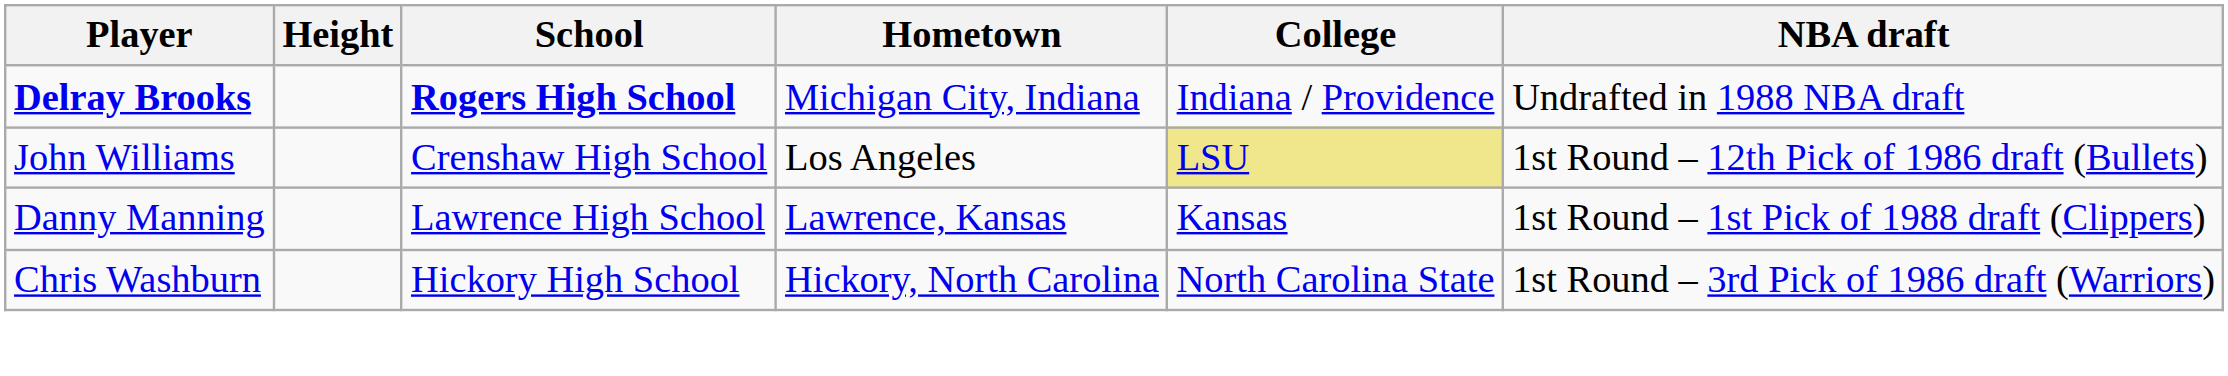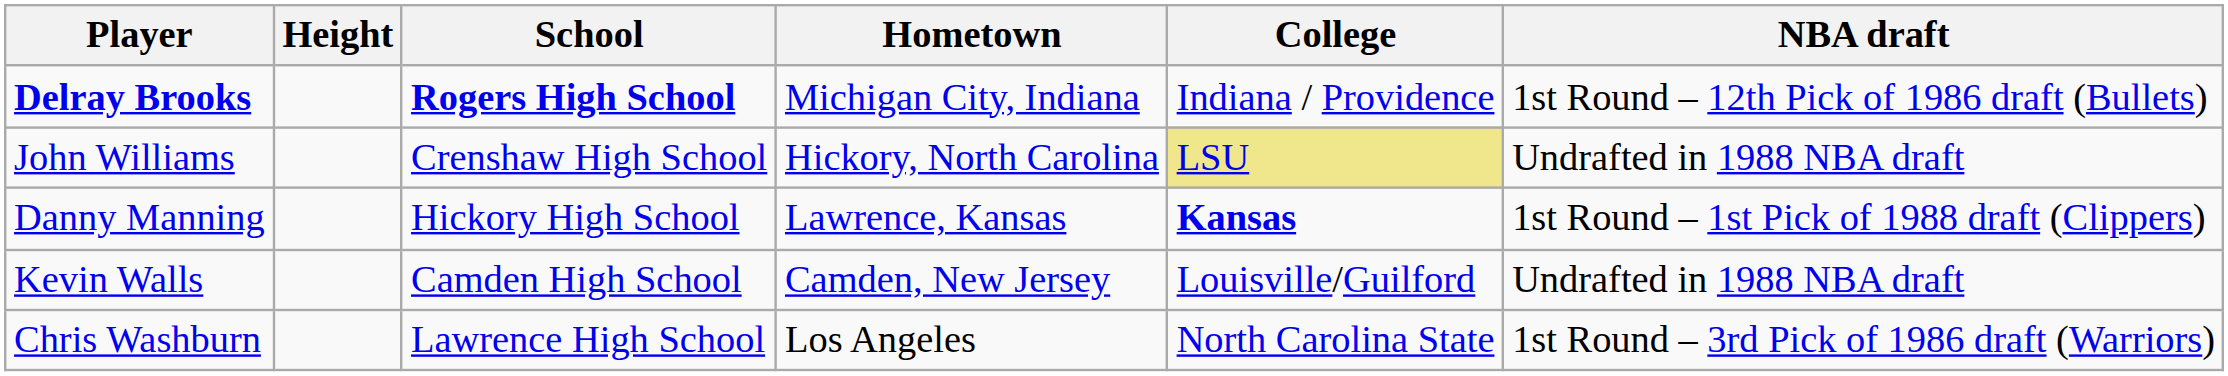(1738, 95) Undrafted in 1988 NBA draft -> (1860, 95) 1st Round – 12th Pick of 1986 draft (Bullets)
(880, 156) Los Angeles -> (972, 156) Hickory, North Carolina
(1860, 156) 1st Round – 12th Pick of 1986 draft (Bullets) -> (1738, 156) Undrafted in 1988 NBA draft
(588, 217) Lawrence High School -> (575, 217) Hickory High School
(1232, 217) normal -> (1236, 217) bold
+ row: (109, 278)
(575, 278) Hickory High School -> (588, 339) Lawrence High School
(972, 278) Hickory, North Carolina -> (880, 339) Los Angeles
